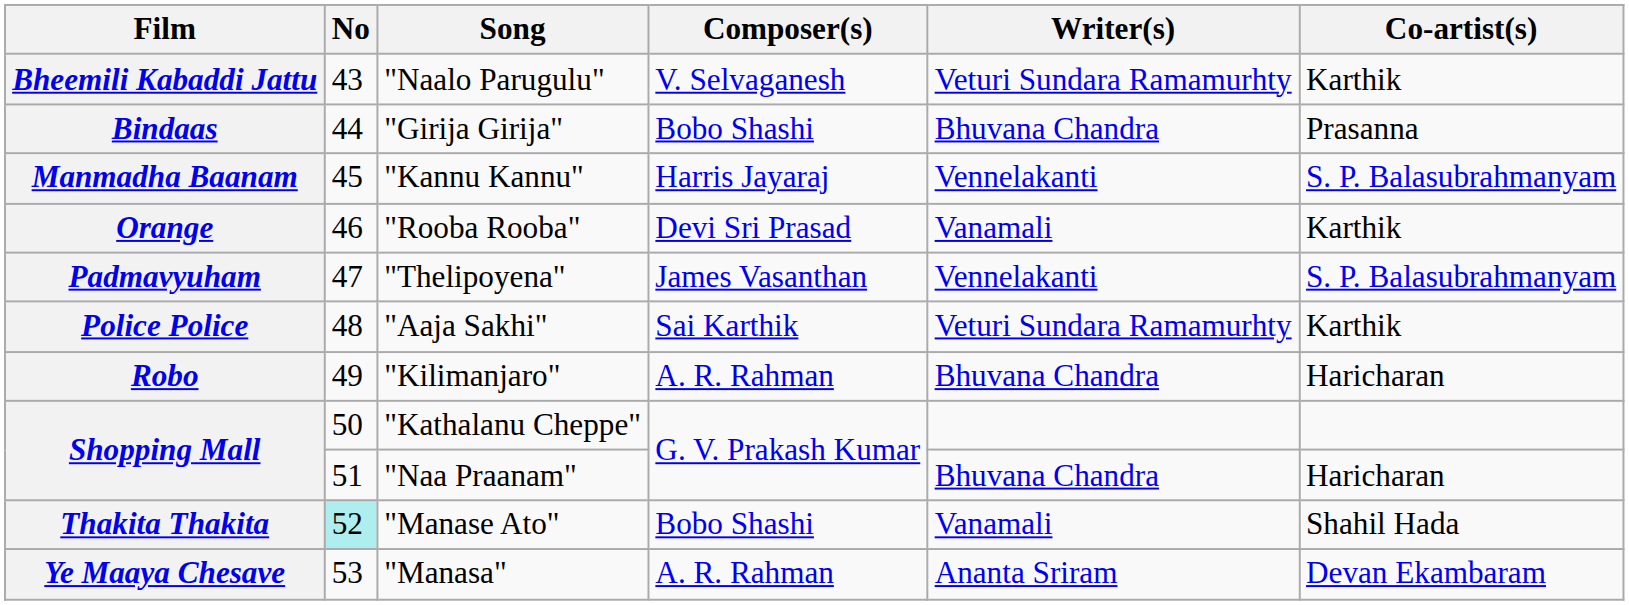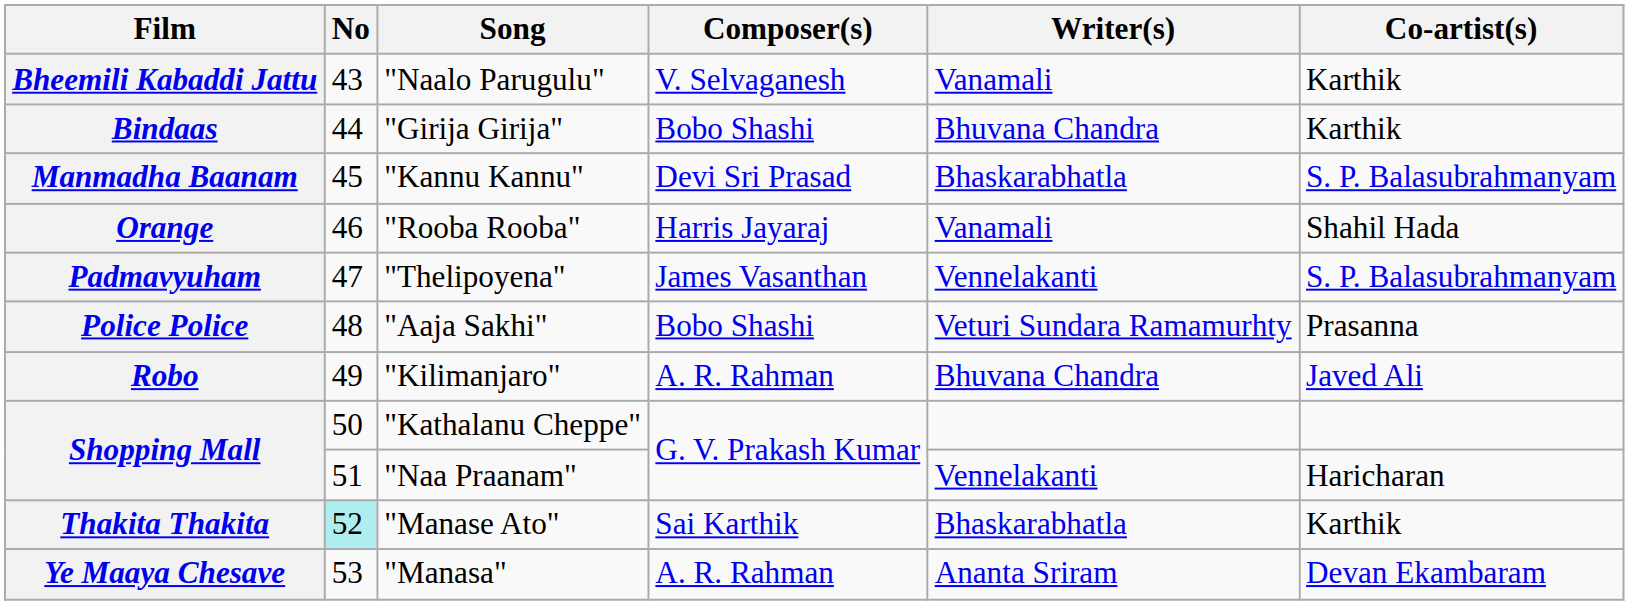(1113, 78) Veturi Sundara Ramamurhty -> (994, 78) Vanamali
(1362, 128) Prasanna -> (1354, 128) Karthik
(742, 177) Harris Jayaraj -> (753, 177) Devi Sri Prasad
(1016, 177) Vennelakanti -> (1031, 177) Bhaskarabhatla
(753, 227) Devi Sri Prasad -> (742, 227) Harris Jayaraj
(1354, 227) Karthik -> (1383, 227) Shahil Hada
(727, 326) Sai Karthik -> (735, 326) Bobo Shashi
(1354, 326) Karthik -> (1362, 326) Prasanna
(1375, 375) Haricharan -> (1365, 375) Javed Ali
(1047, 474) Bhuvana Chandra -> (1016, 474) Vennelakanti
(735, 524) Bobo Shashi -> (727, 524) Sai Karthik
(994, 524) Vanamali -> (1031, 524) Bhaskarabhatla
(1383, 524) Shahil Hada -> (1354, 524) Karthik
